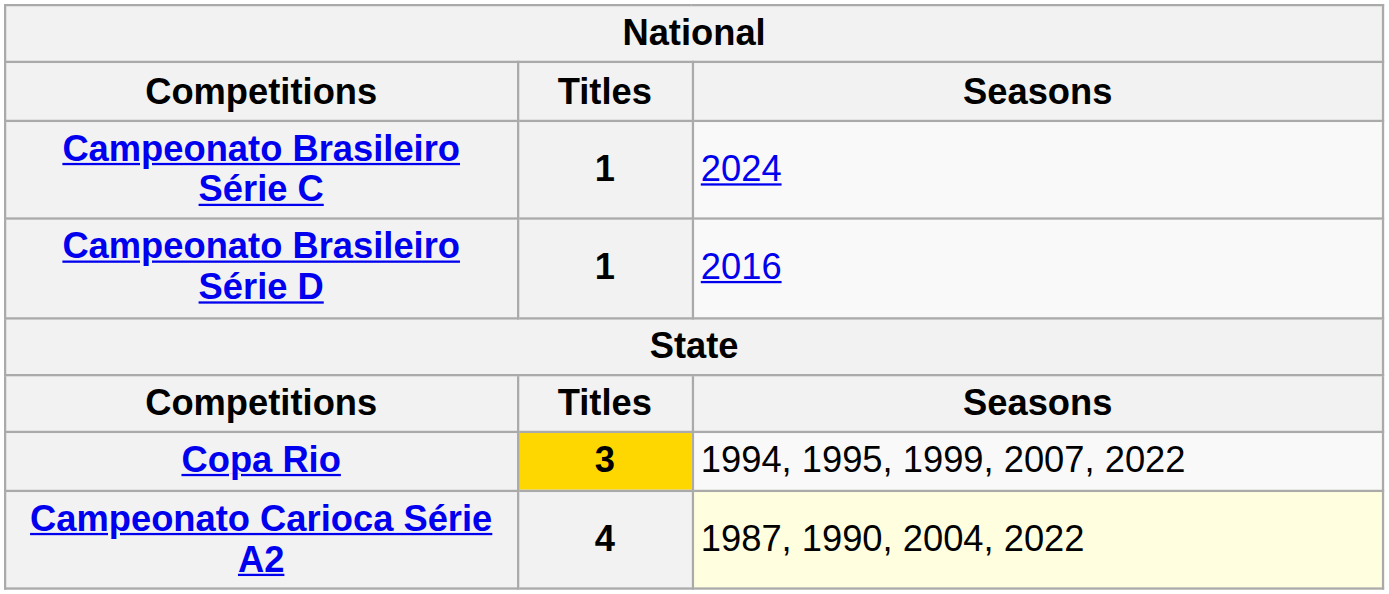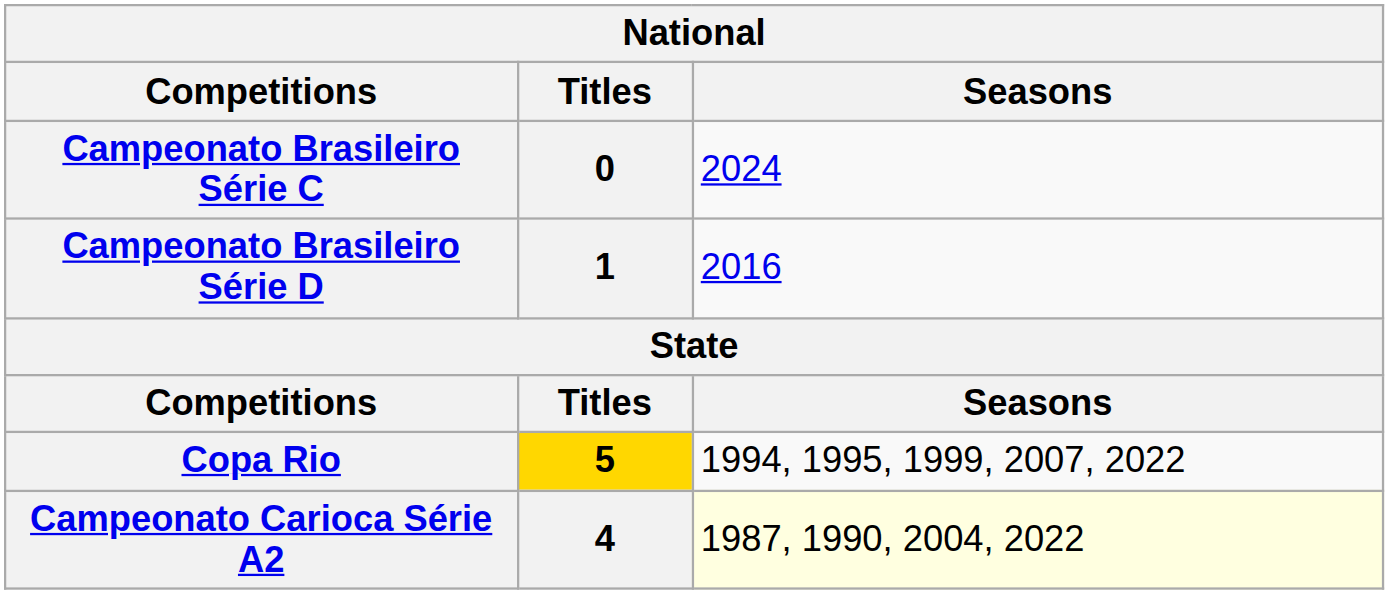(605, 168) 1 -> (605, 168) 0
(605, 460) 3 -> (605, 460) 5
